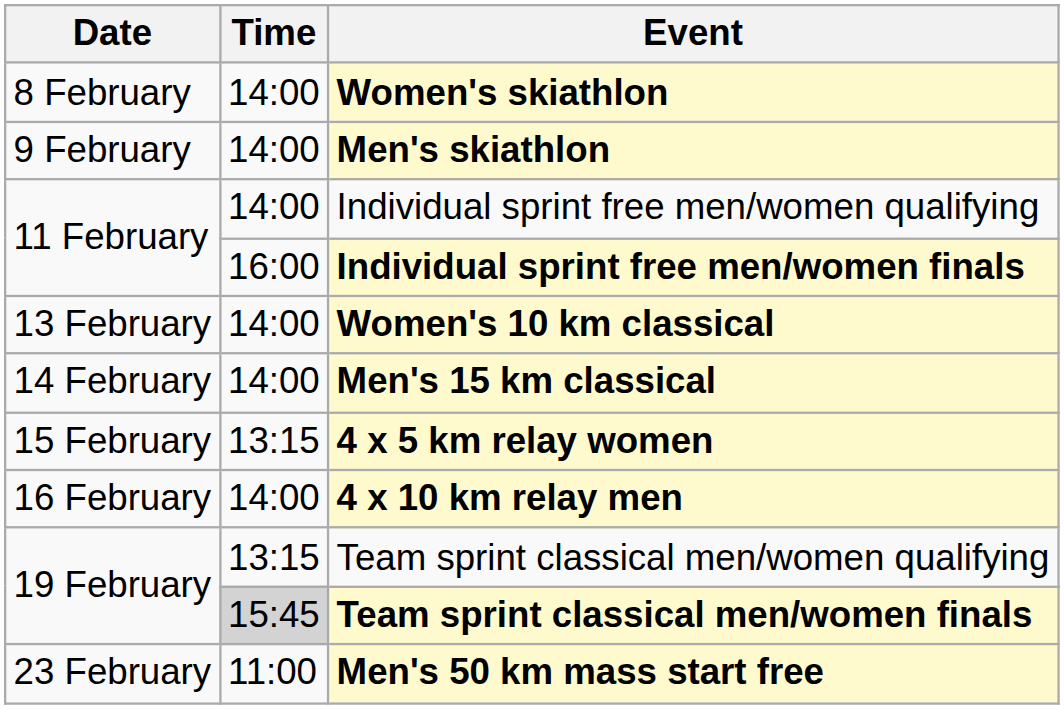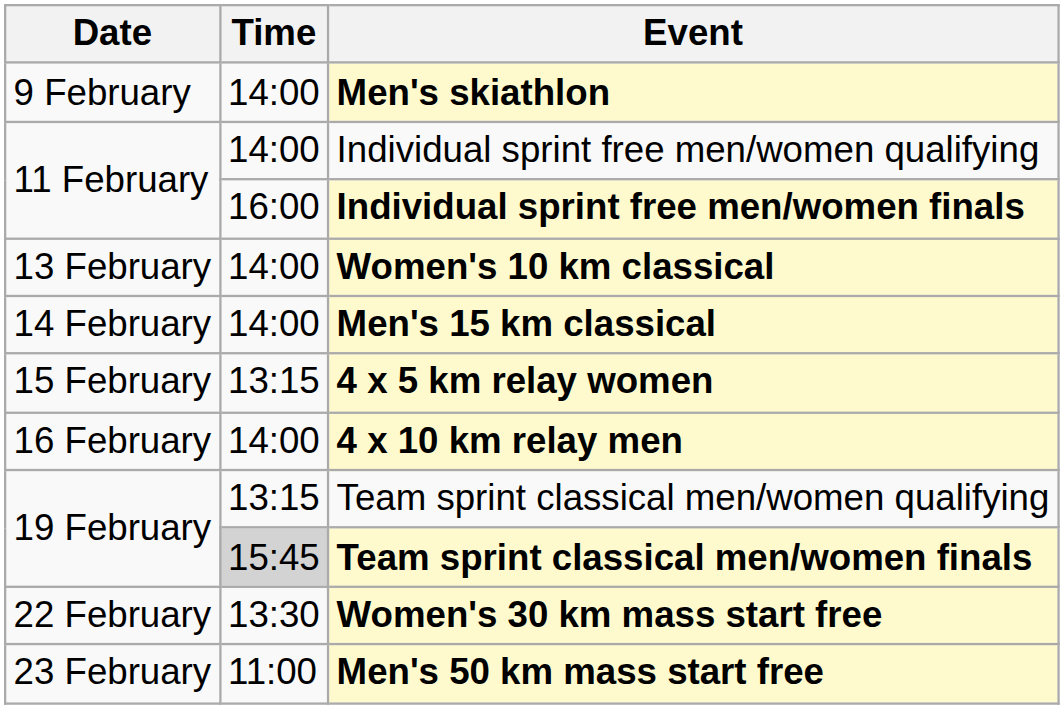- row: (503, 91)
+ row: (609, 614)
